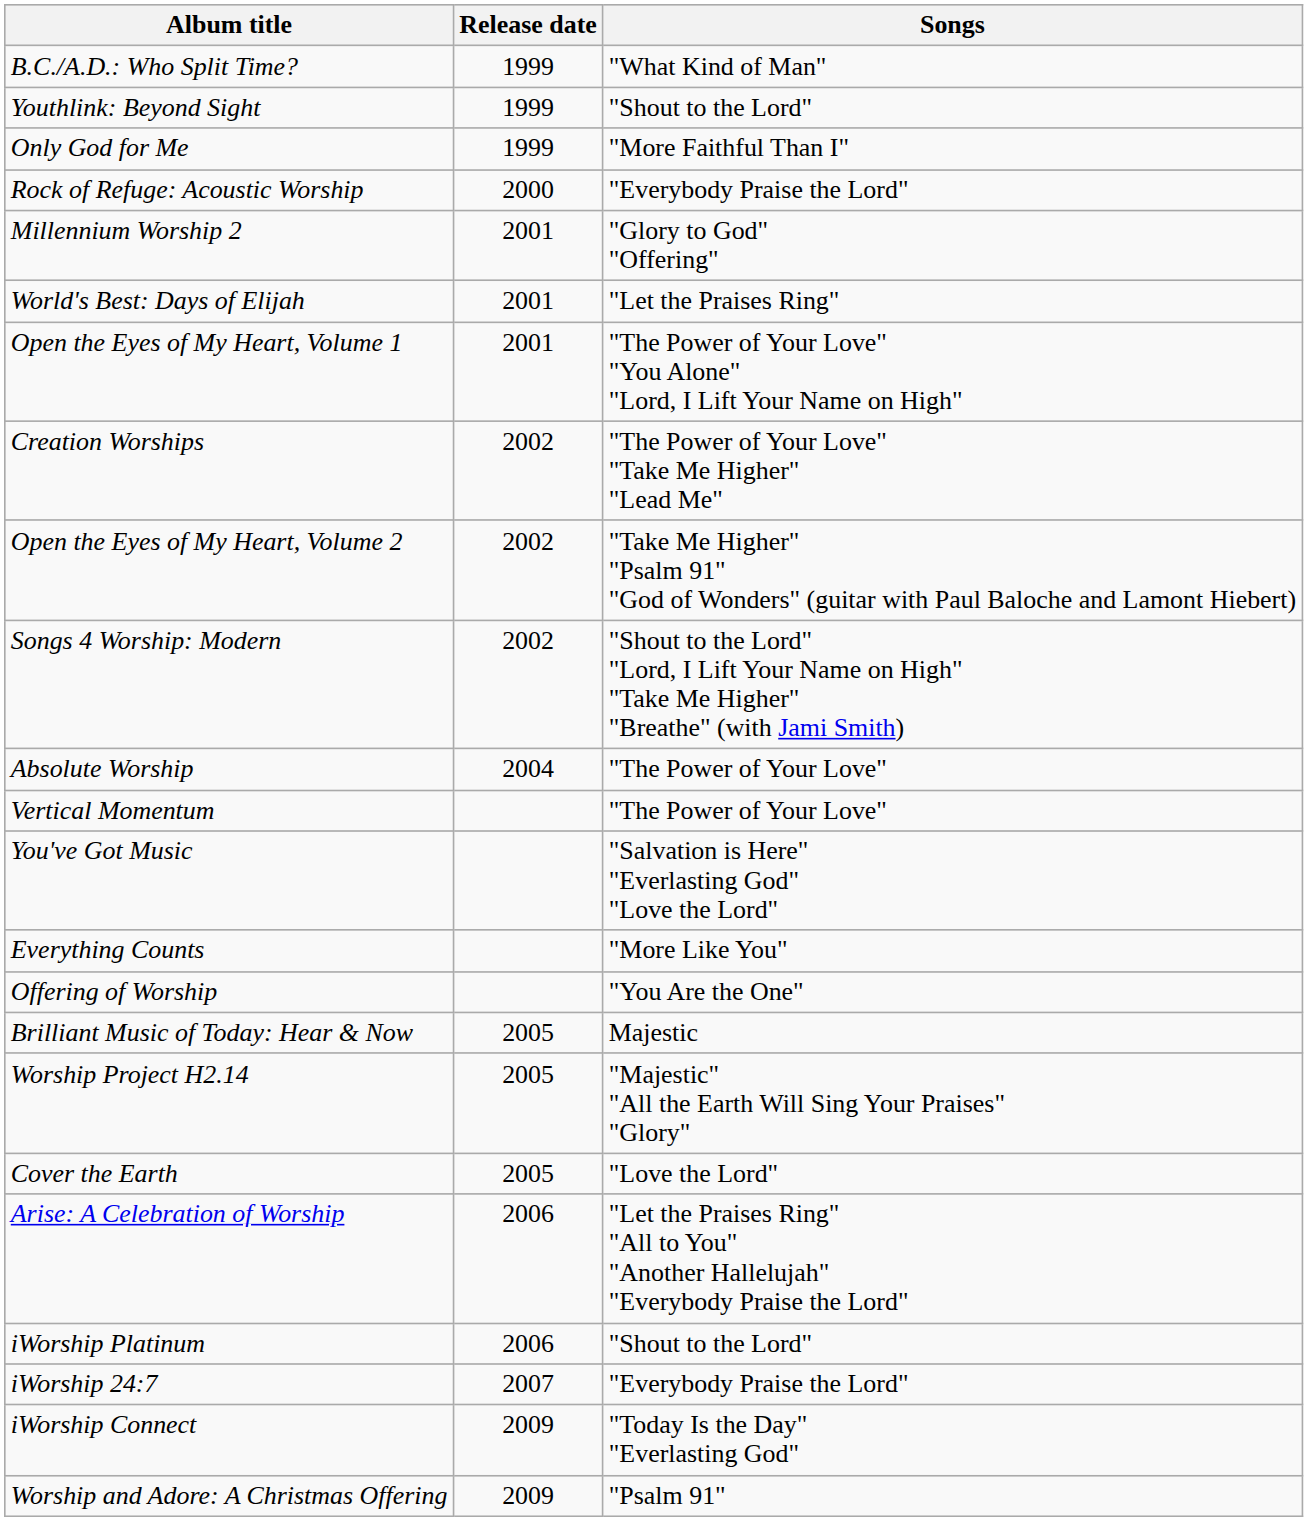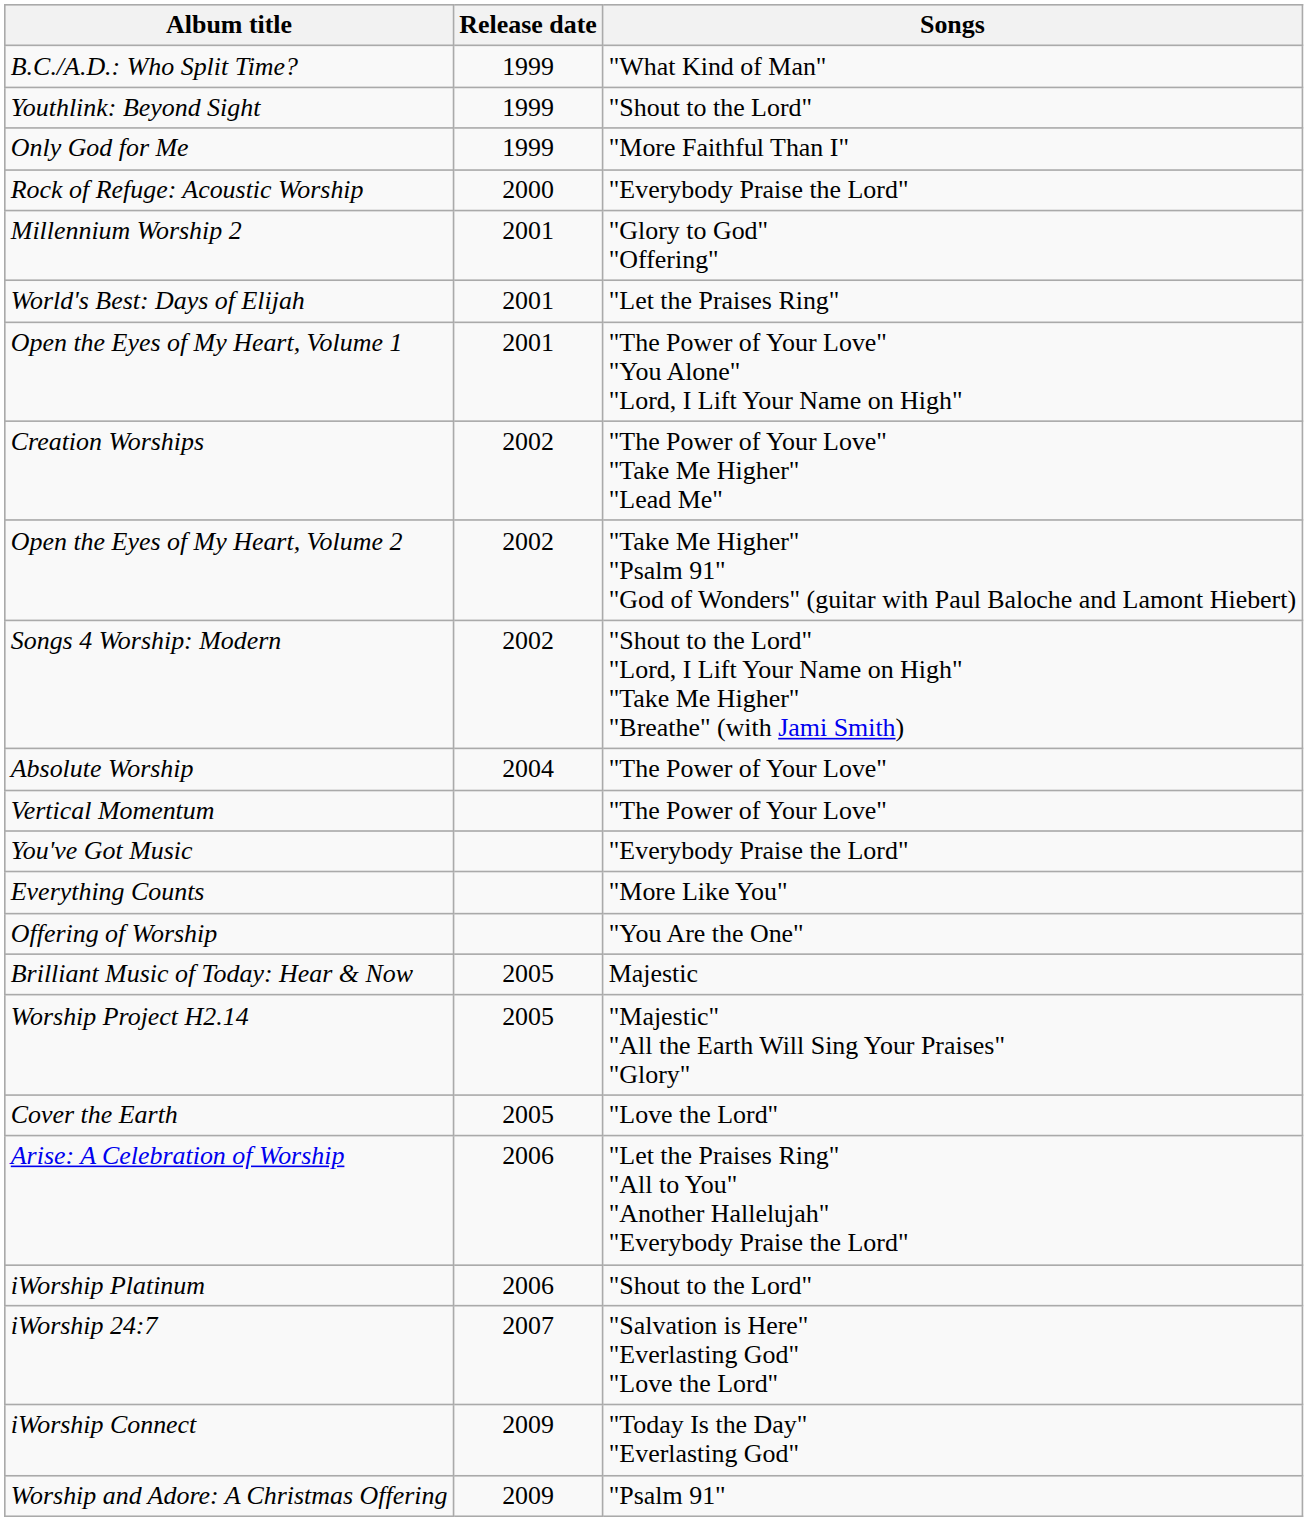(709, 880) "Salvation is Here" "Everlasting God" "Love the Lord" -> (759, 851) "Everybody Praise the Lord"
(759, 1384) "Everybody Praise the Lord" -> (709, 1354) "Salvation is Here" "Everlasting God" "Love the Lord"
